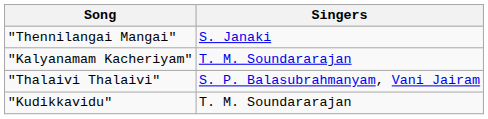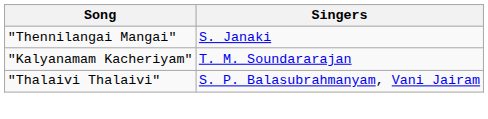- row: (60, 103)
